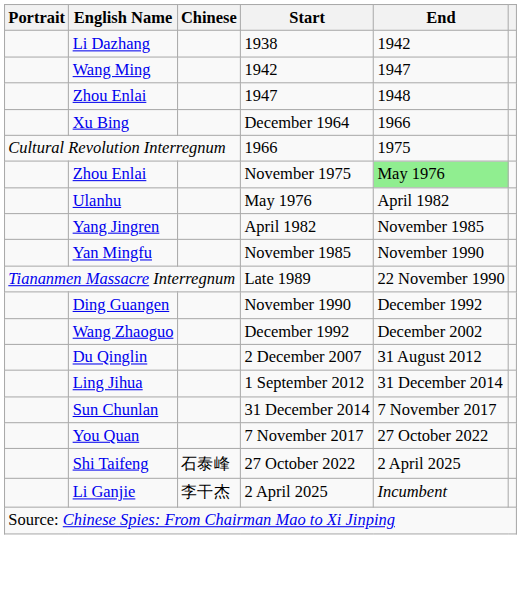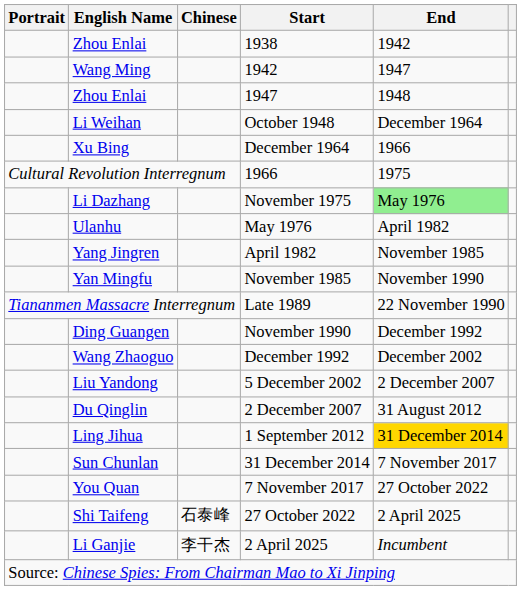(111, 43) Li Dazhang -> (109, 43) Zhou Enlai
+ row: (290, 122)
(109, 174) Zhou Enlai -> (111, 200) Li Dazhang
+ row: (303, 383)
(440, 383) no background -> (440, 435) gold background
